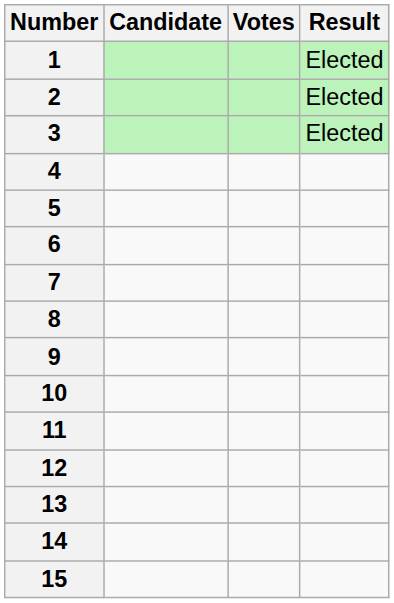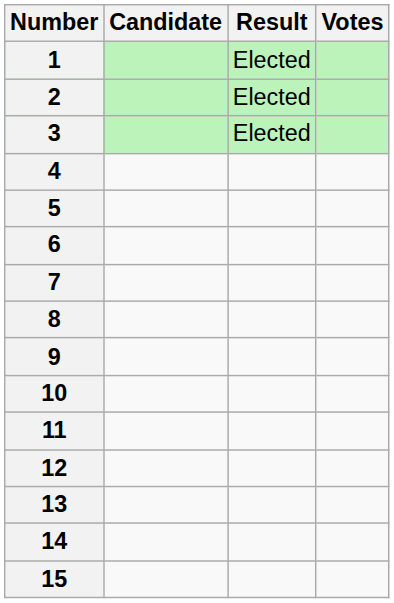columns swapped: (264, 23) <-> (344, 23)
